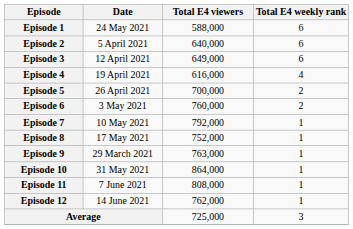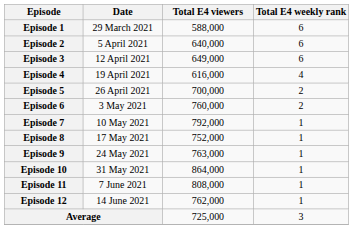(123, 28) 24 May 2021 -> (123, 28) 29 March 2021
(123, 153) 29 March 2021 -> (123, 153) 24 May 2021
